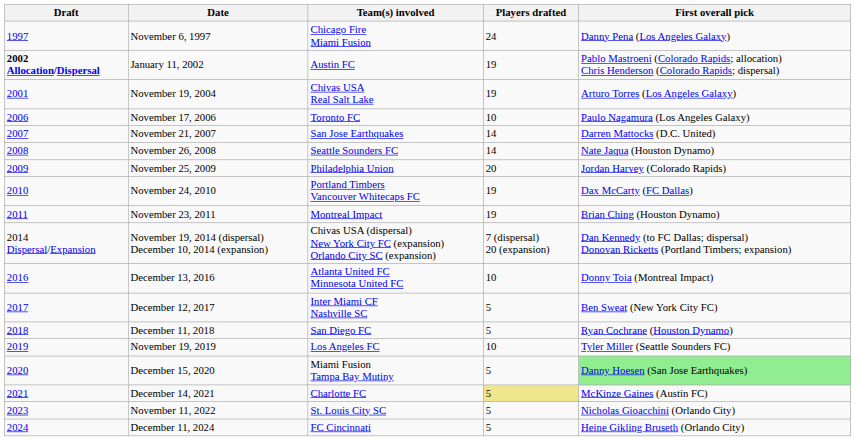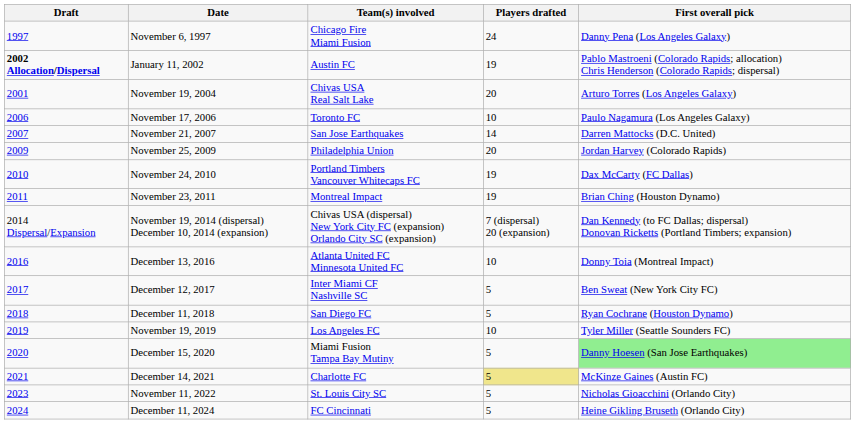(491, 94) 19 -> (491, 94) 20
- row: (173, 151)
